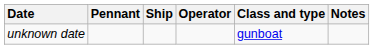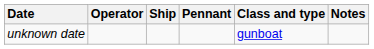columns swapped: (205, 14) <-> (115, 14)
